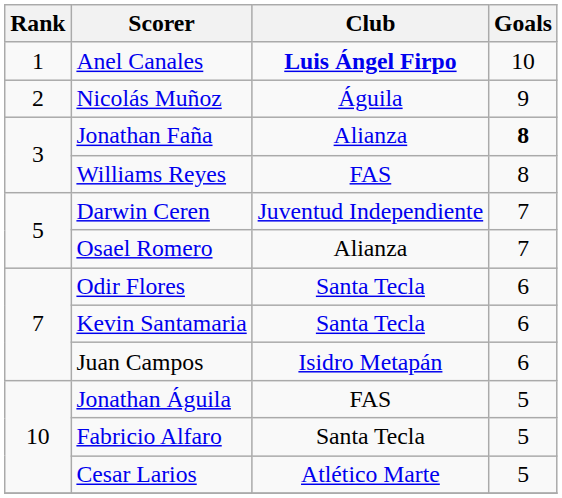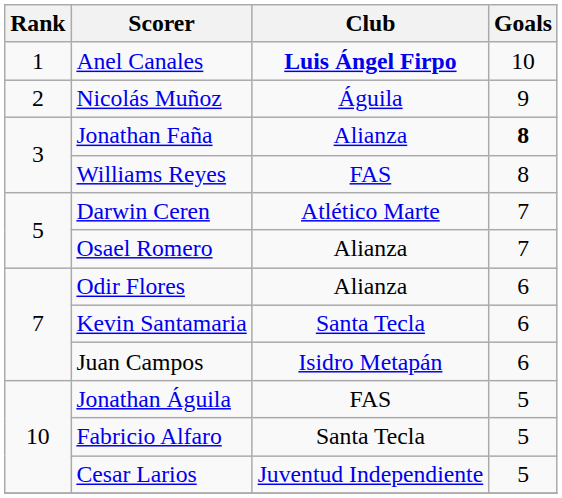(370, 211) Juventud Independiente -> (370, 211) Atlético Marte
(370, 286) Santa Tecla -> (370, 286) Alianza
(370, 473) Atlético Marte -> (370, 473) Juventud Independiente
